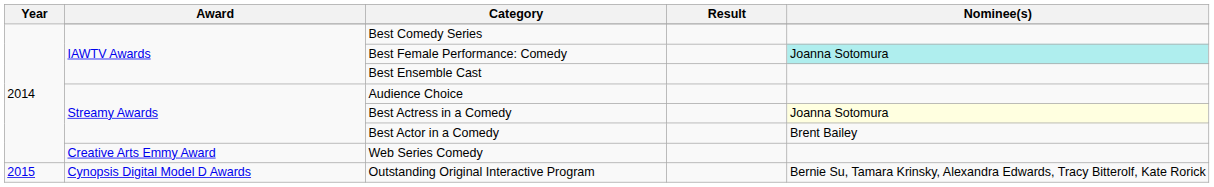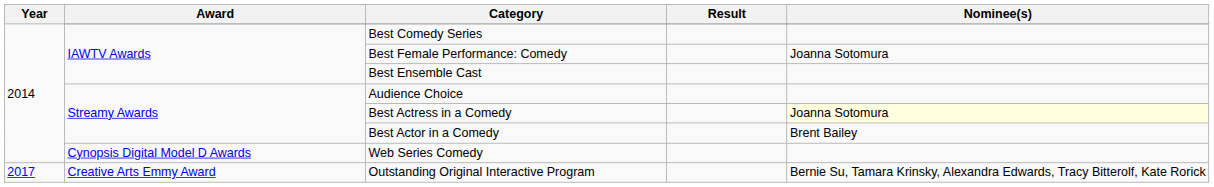(839, 53) paleturquoise background -> (839, 53) no background
(142, 152) Creative Arts Emmy Award -> (159, 152) Cynopsis Digital Model D Awards
(21, 172) 2015 -> (21, 172) 2017
(159, 172) Cynopsis Digital Model D Awards -> (142, 172) Creative Arts Emmy Award
